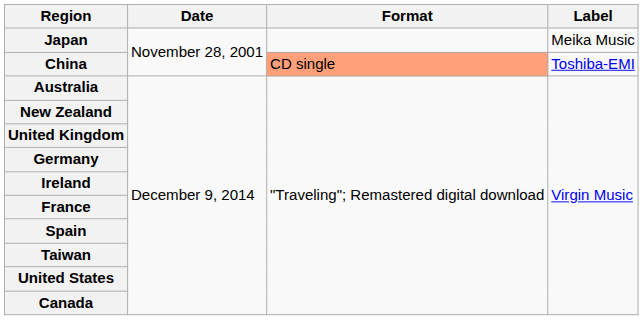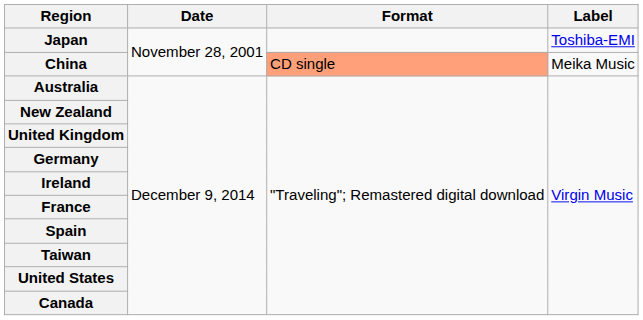(593, 40) Meika Music -> (593, 40) Toshiba-EMI
(593, 64) Toshiba-EMI -> (593, 64) Meika Music
